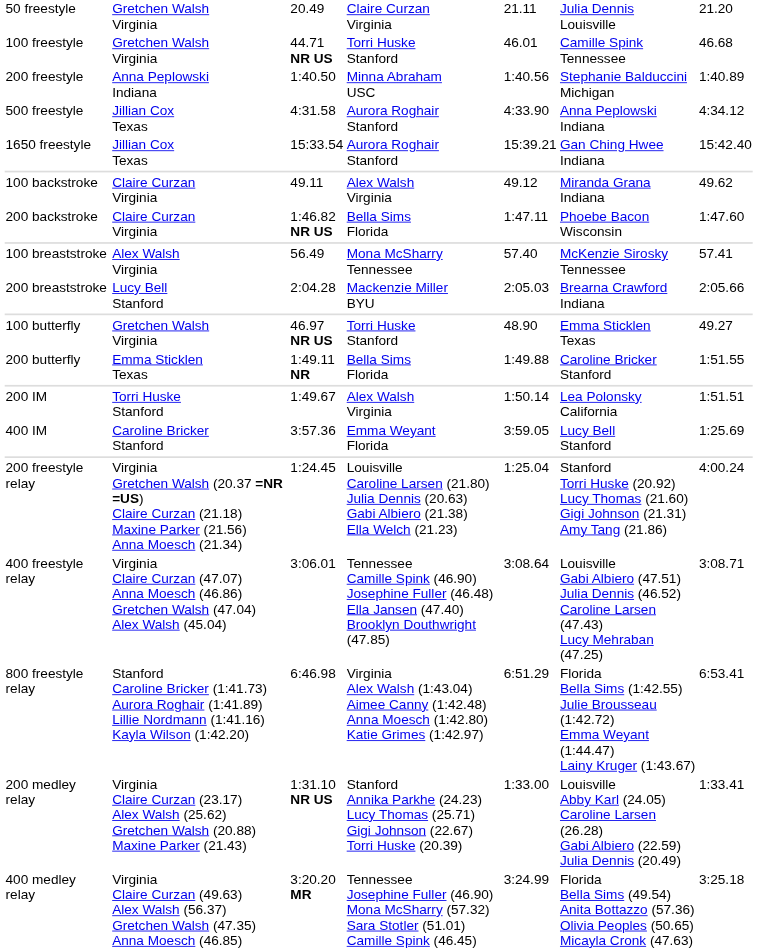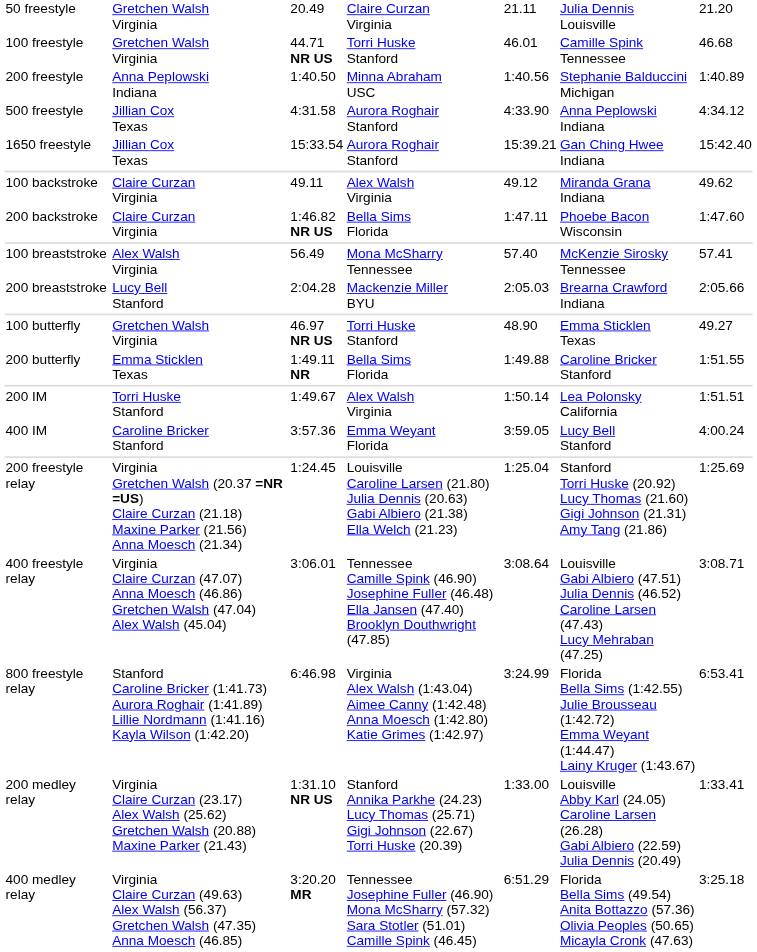(722, 430) 1:25.69 -> (722, 430) 4:00.24
(722, 468) 4:00.24 -> (722, 468) 1:25.69
(526, 673) 6:51.29 -> (526, 673) 3:24.99
(526, 879) 3:24.99 -> (526, 879) 6:51.29
